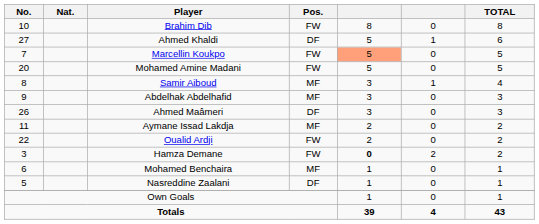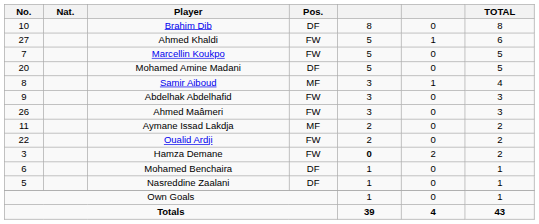(313, 25) FW -> (313, 25) DF
(313, 39) DF -> (313, 39) FW
(369, 54) lightsalmon background -> (369, 54) no background
(313, 68) FW -> (313, 68) DF
(313, 97) MF -> (313, 97) FW
(313, 111) DF -> (313, 111) FW
(313, 168) MF -> (313, 168) DF
